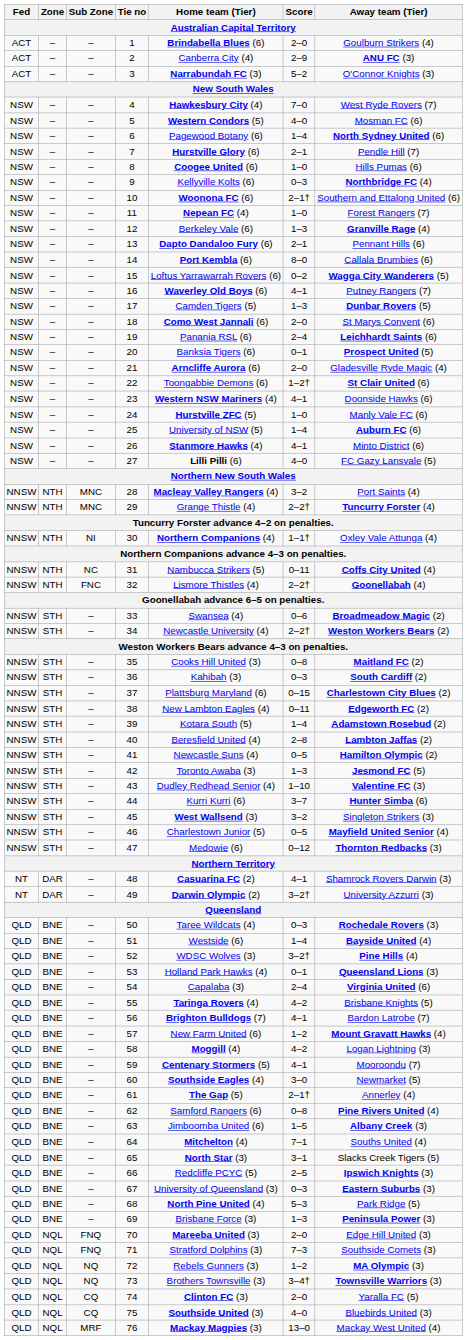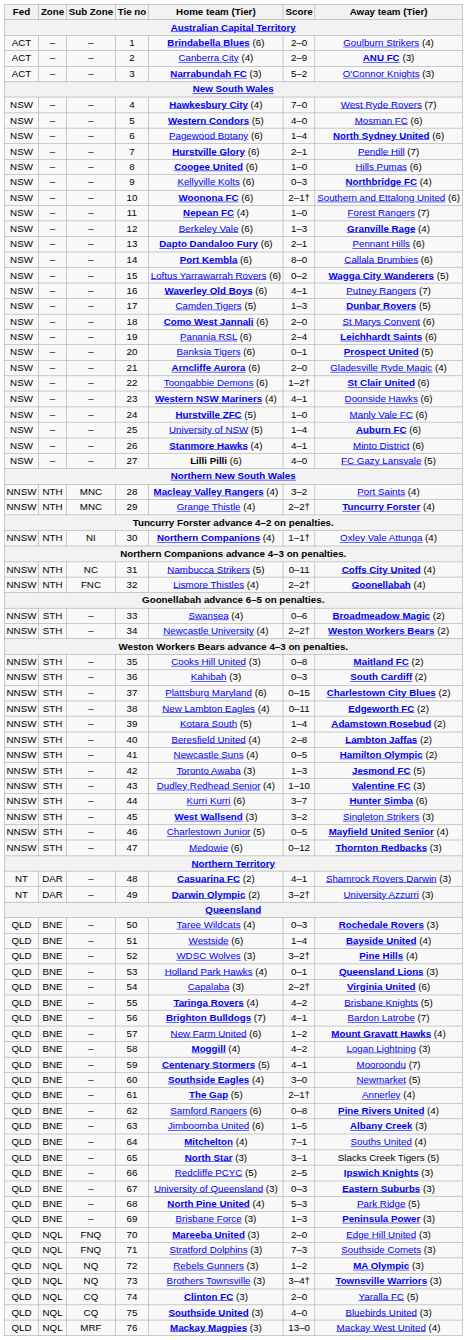(299, 987) 2–4 -> (299, 987) 2–2†
